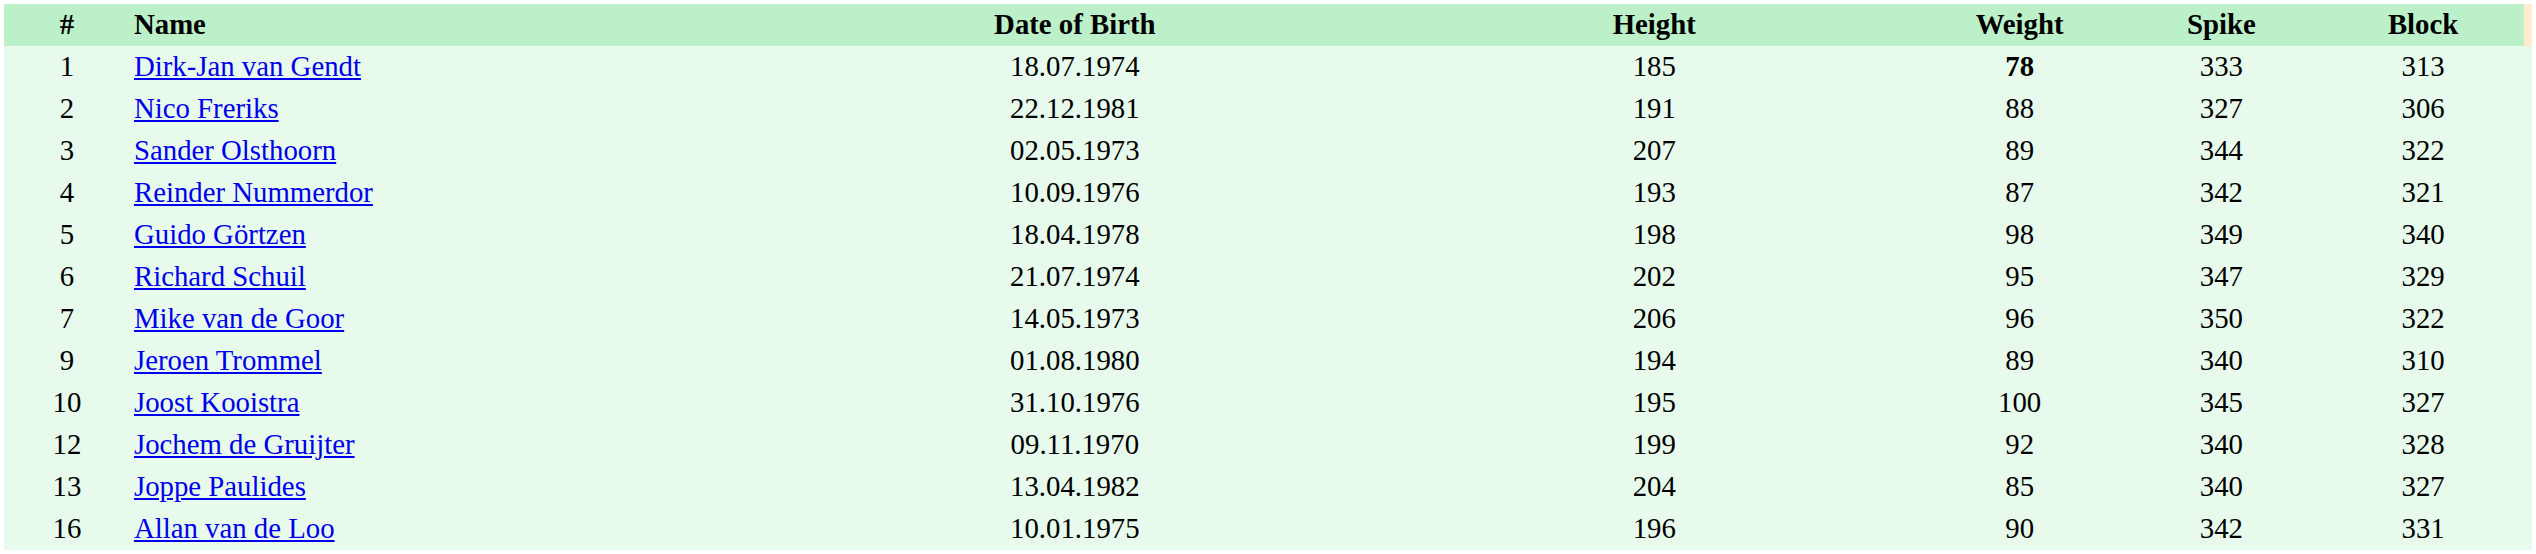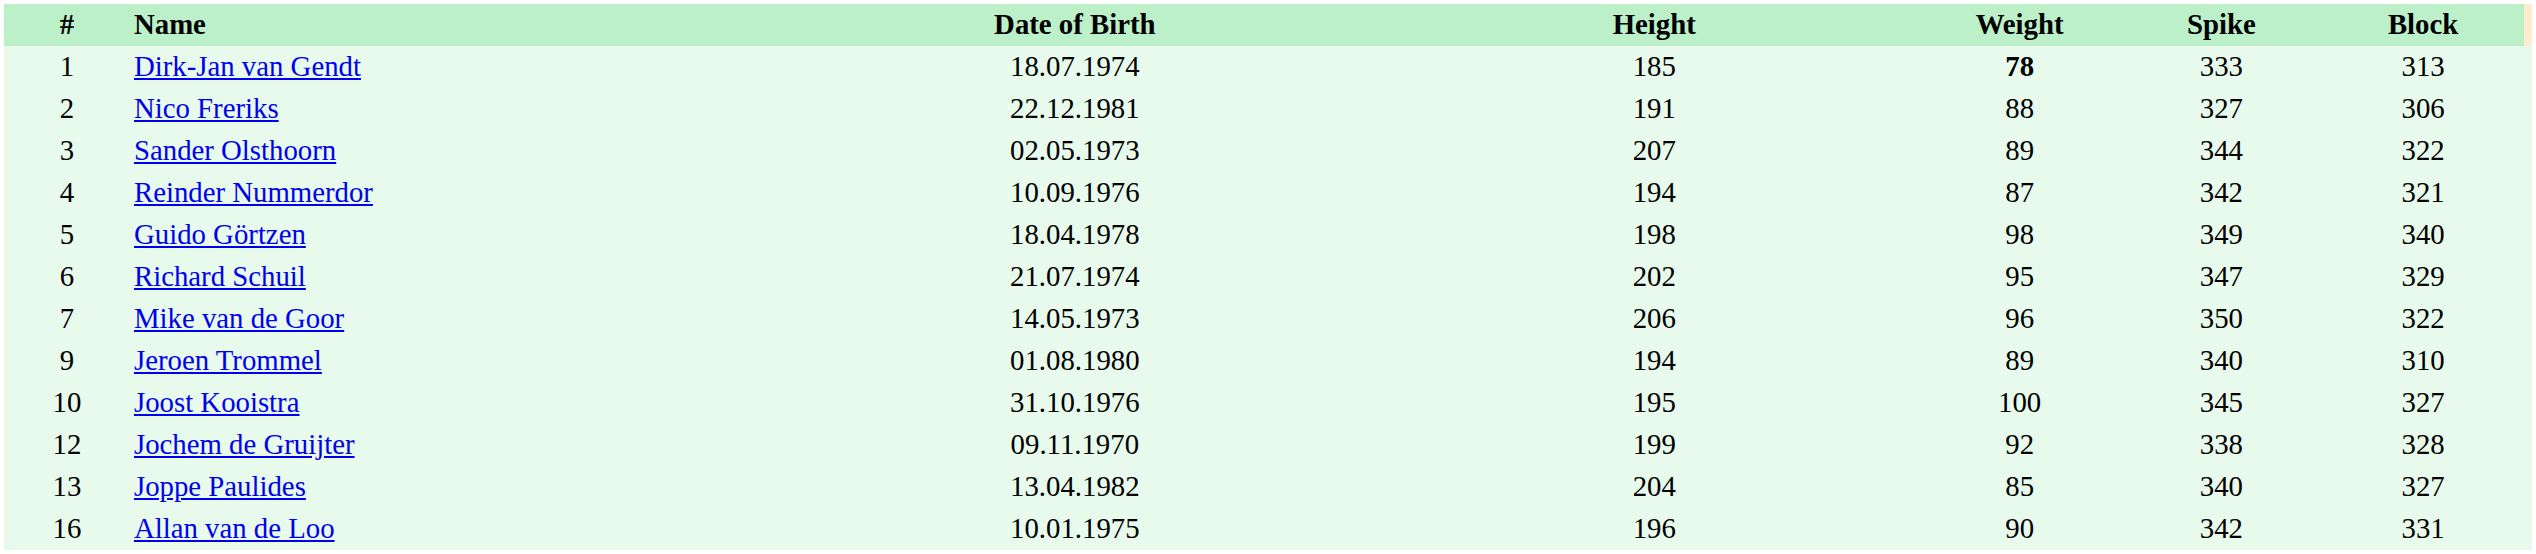(1654, 192) 193 -> (1654, 192) 194
(2221, 444) 340 -> (2221, 444) 338
